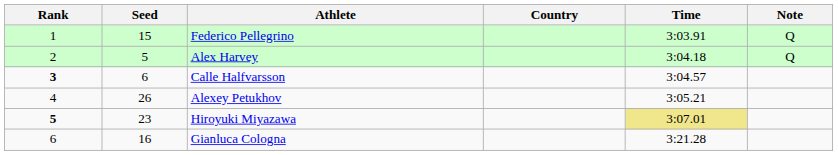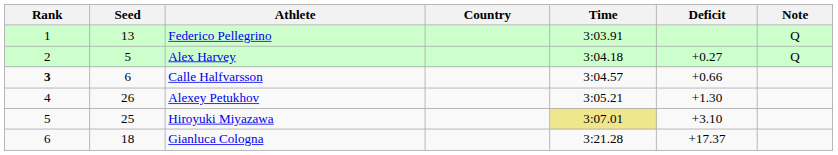+ column: (707, 14)
(145, 35) 15 -> (128, 35) 13
(53, 118) bold -> (47, 118) normal
(145, 118) 23 -> (128, 118) 25
(145, 139) 16 -> (128, 139) 18
